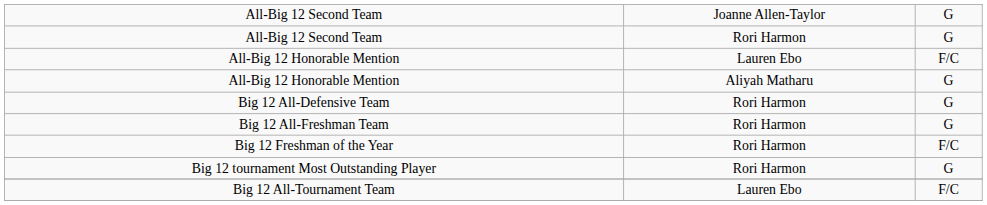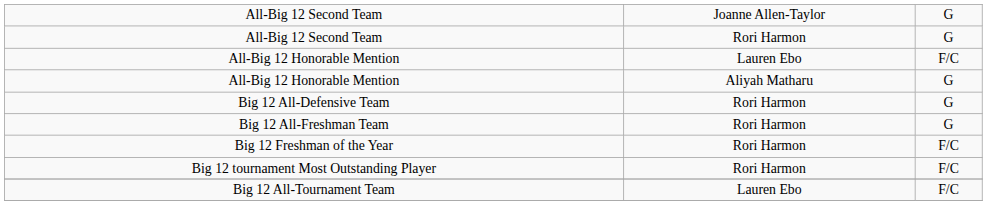(949, 168) G -> (949, 168) F/C
